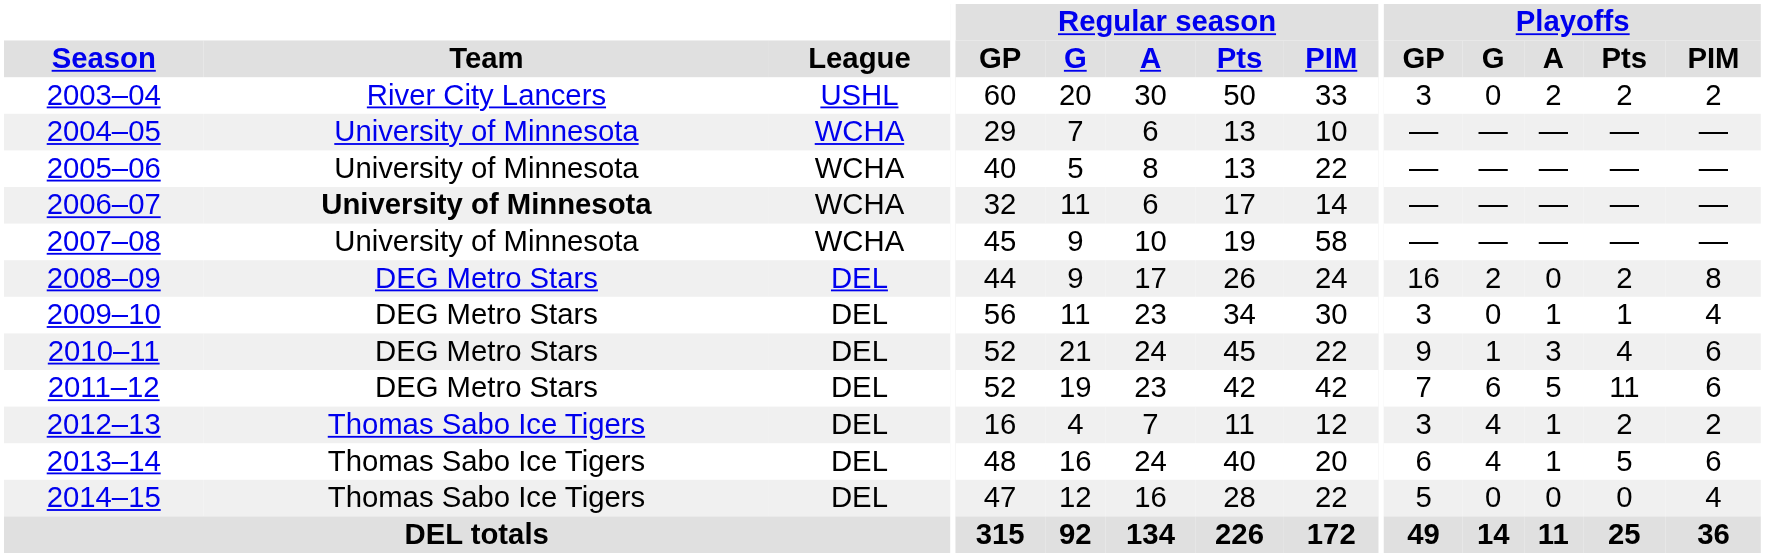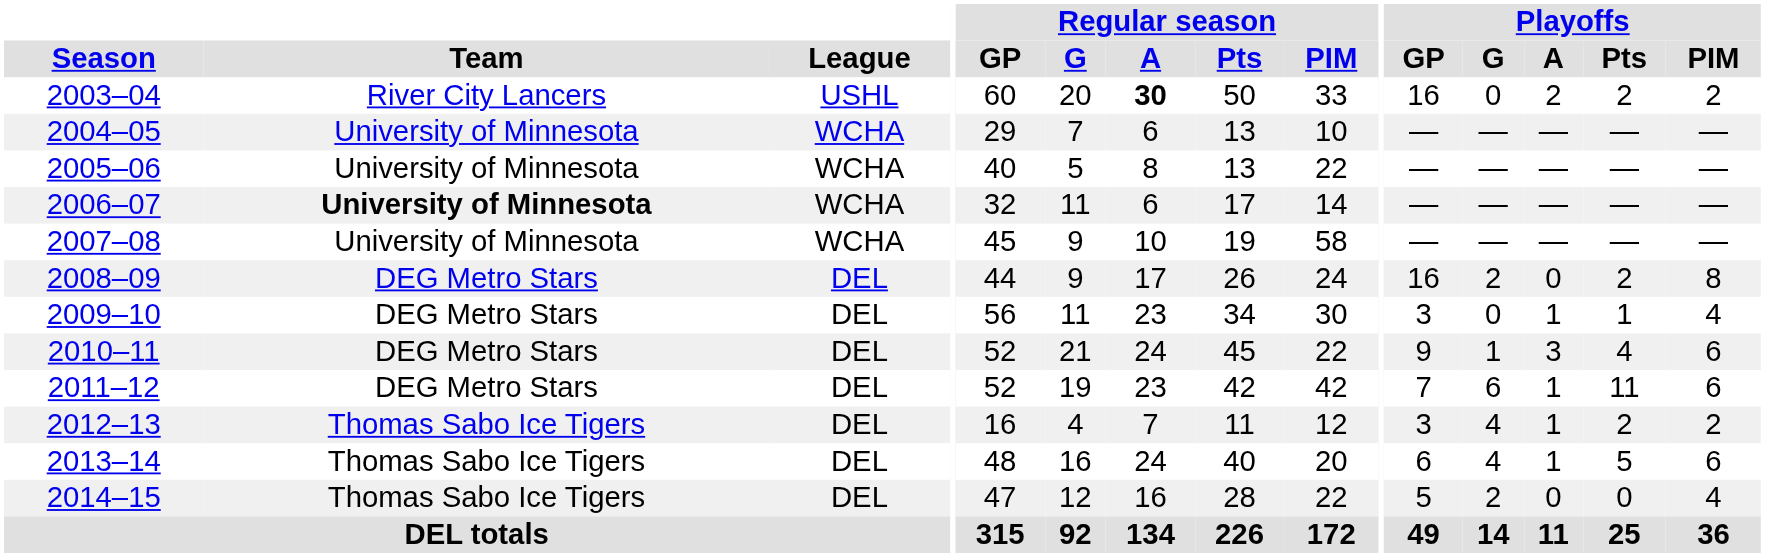(1151, 95) normal -> (1151, 95) bold
(1424, 95) 3 -> (1424, 95) 16
(1553, 387) 5 -> (1553, 387) 1
(1493, 497) 0 -> (1493, 497) 2
